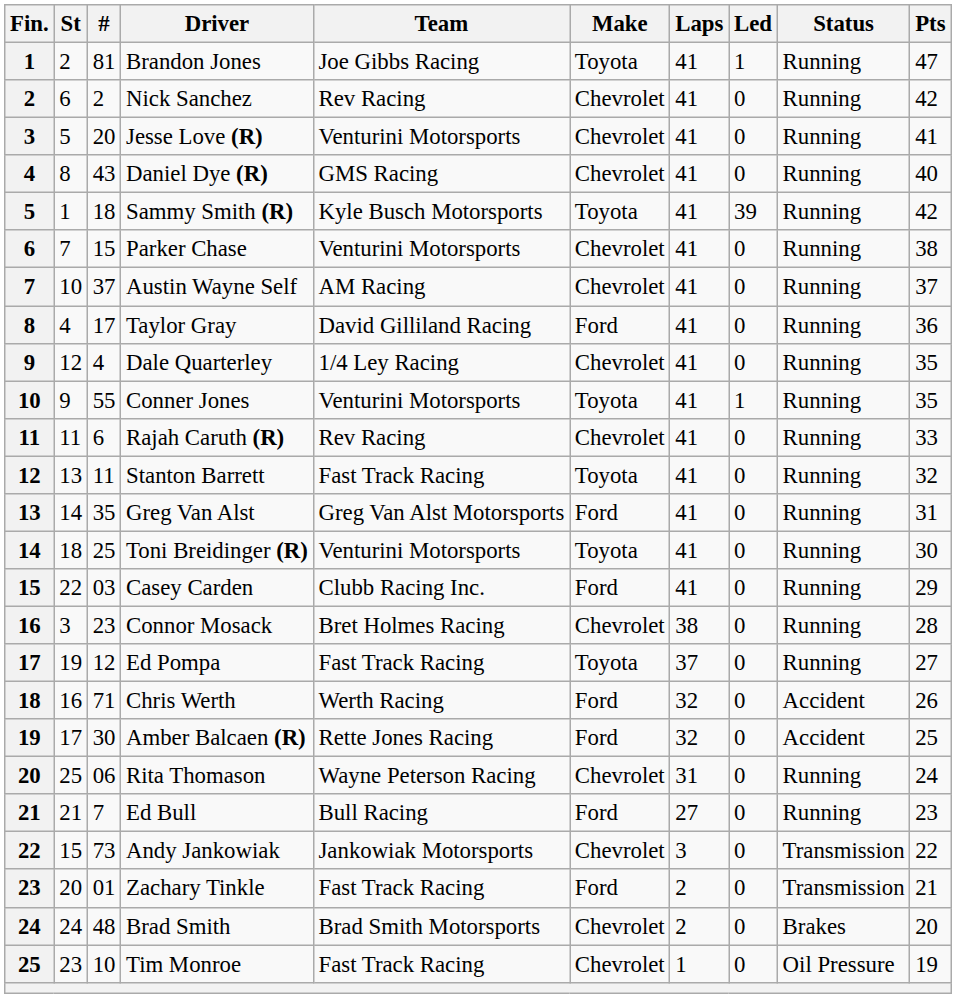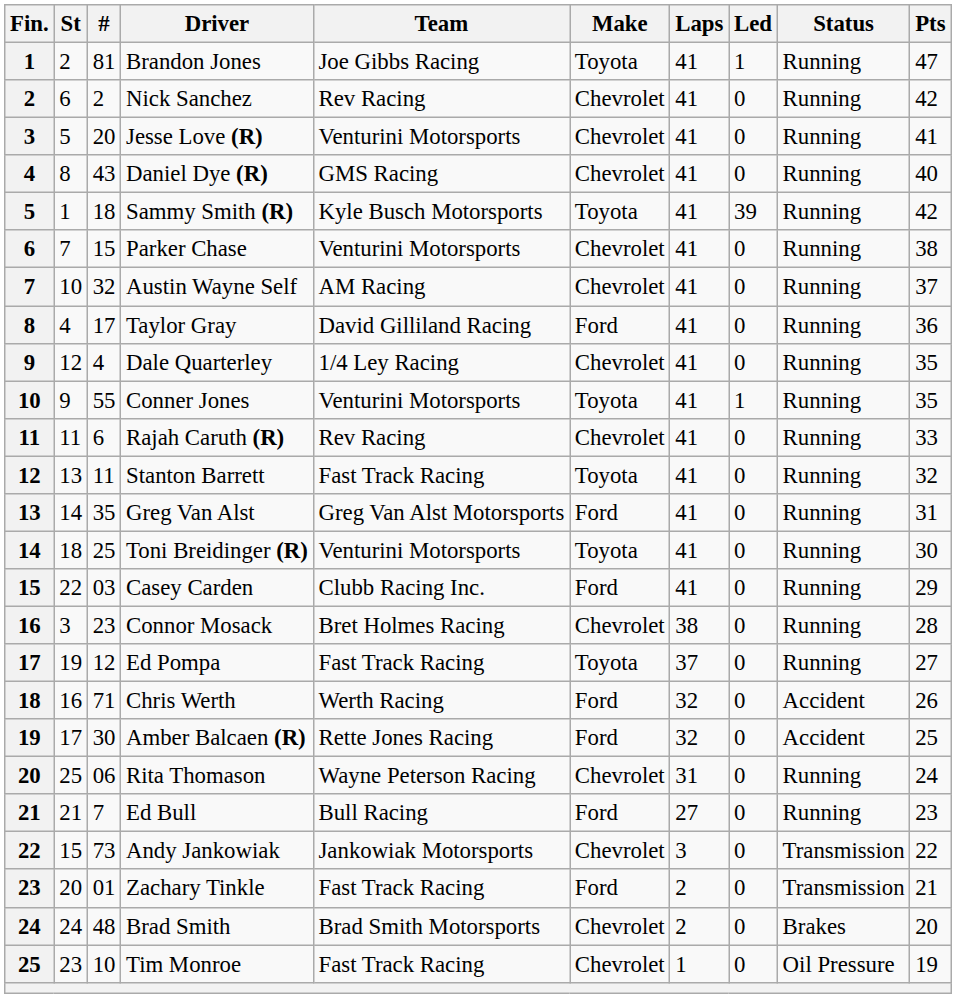(104, 286) 37 -> (104, 286) 32
